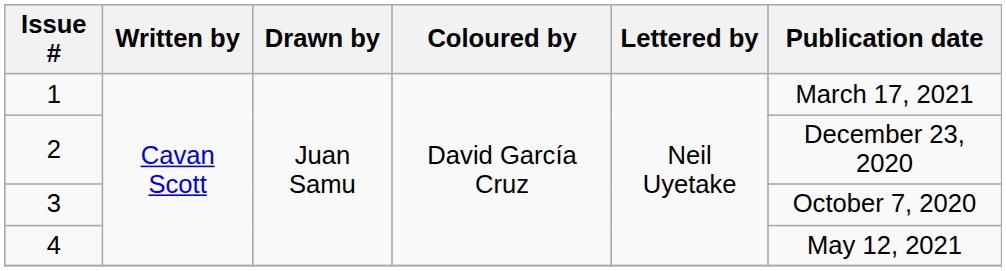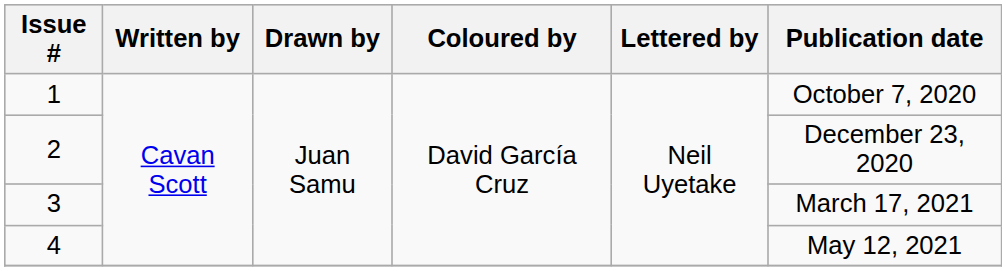(884, 94) March 17, 2021 -> (884, 94) October 7, 2020
(884, 204) October 7, 2020 -> (884, 204) March 17, 2021
